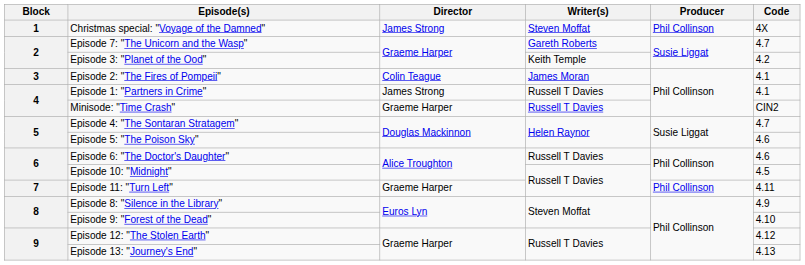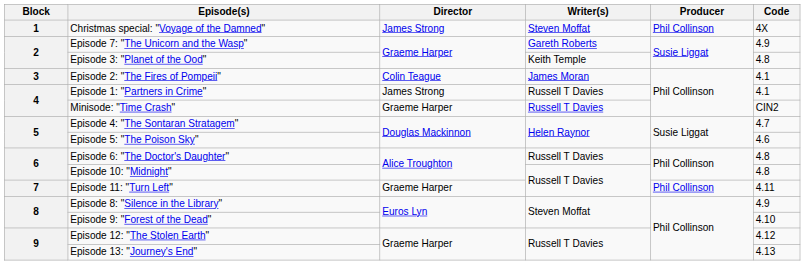(763, 44) 4.7 -> (763, 44) 4.9
(763, 60) 4.2 -> (763, 60) 4.8
(763, 156) 4.6 -> (763, 156) 4.8
(763, 172) 4.5 -> (763, 172) 4.8
